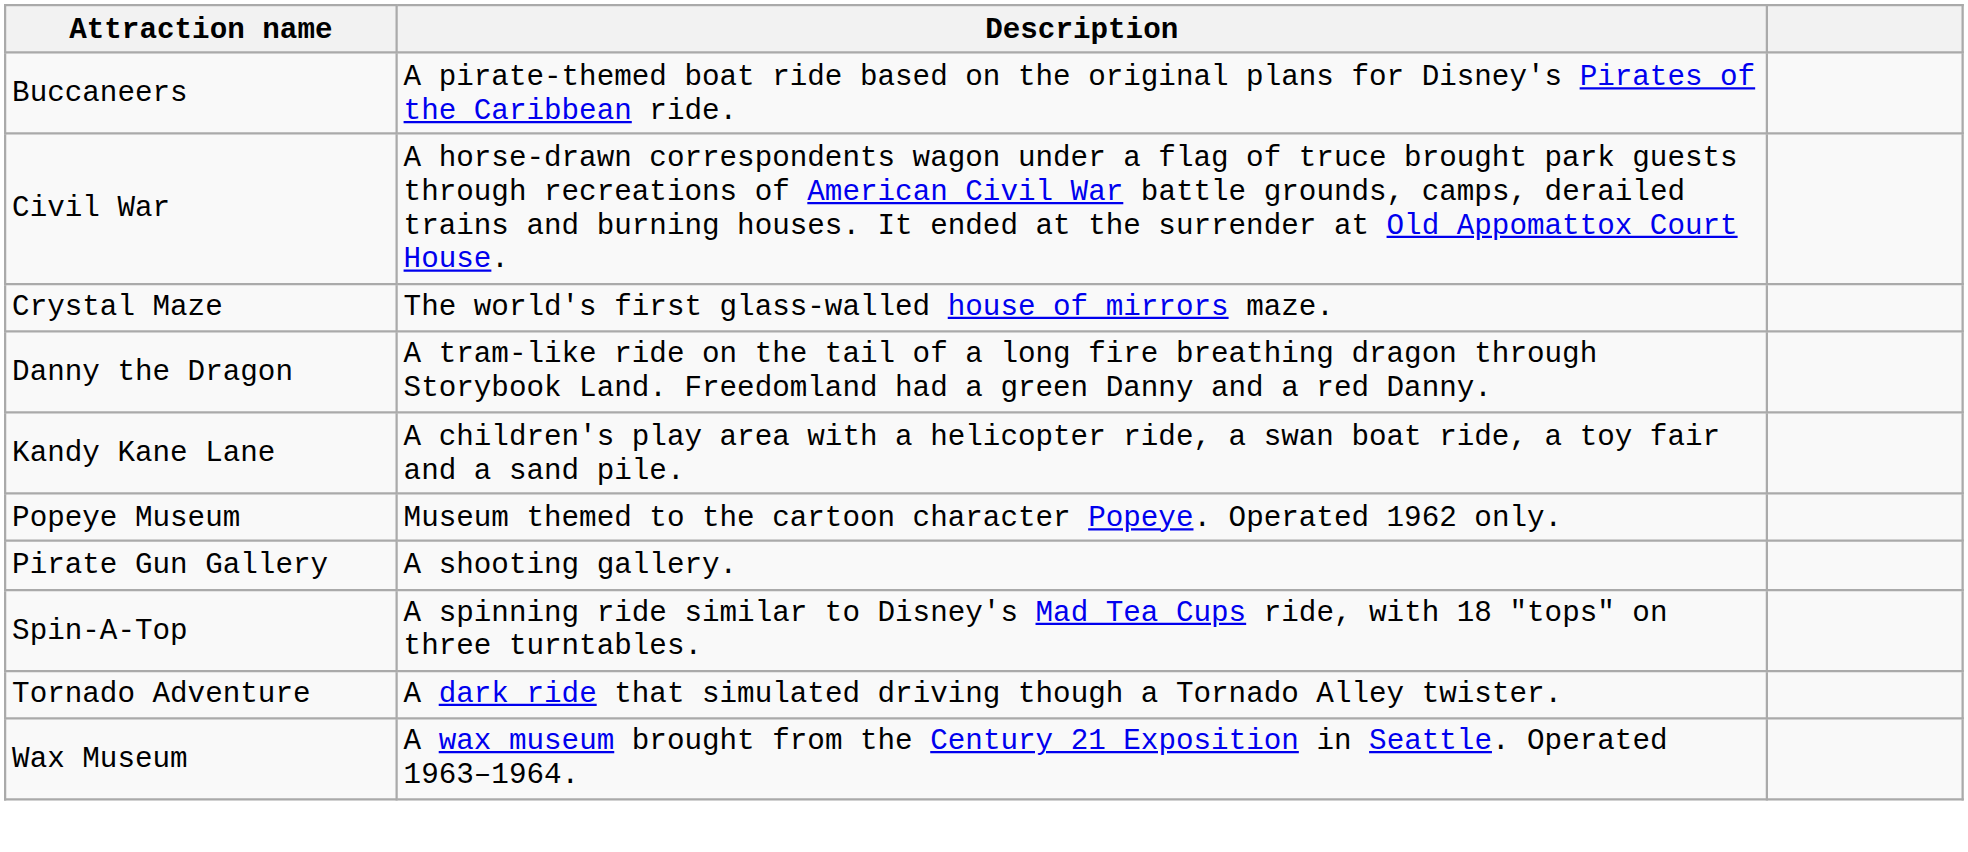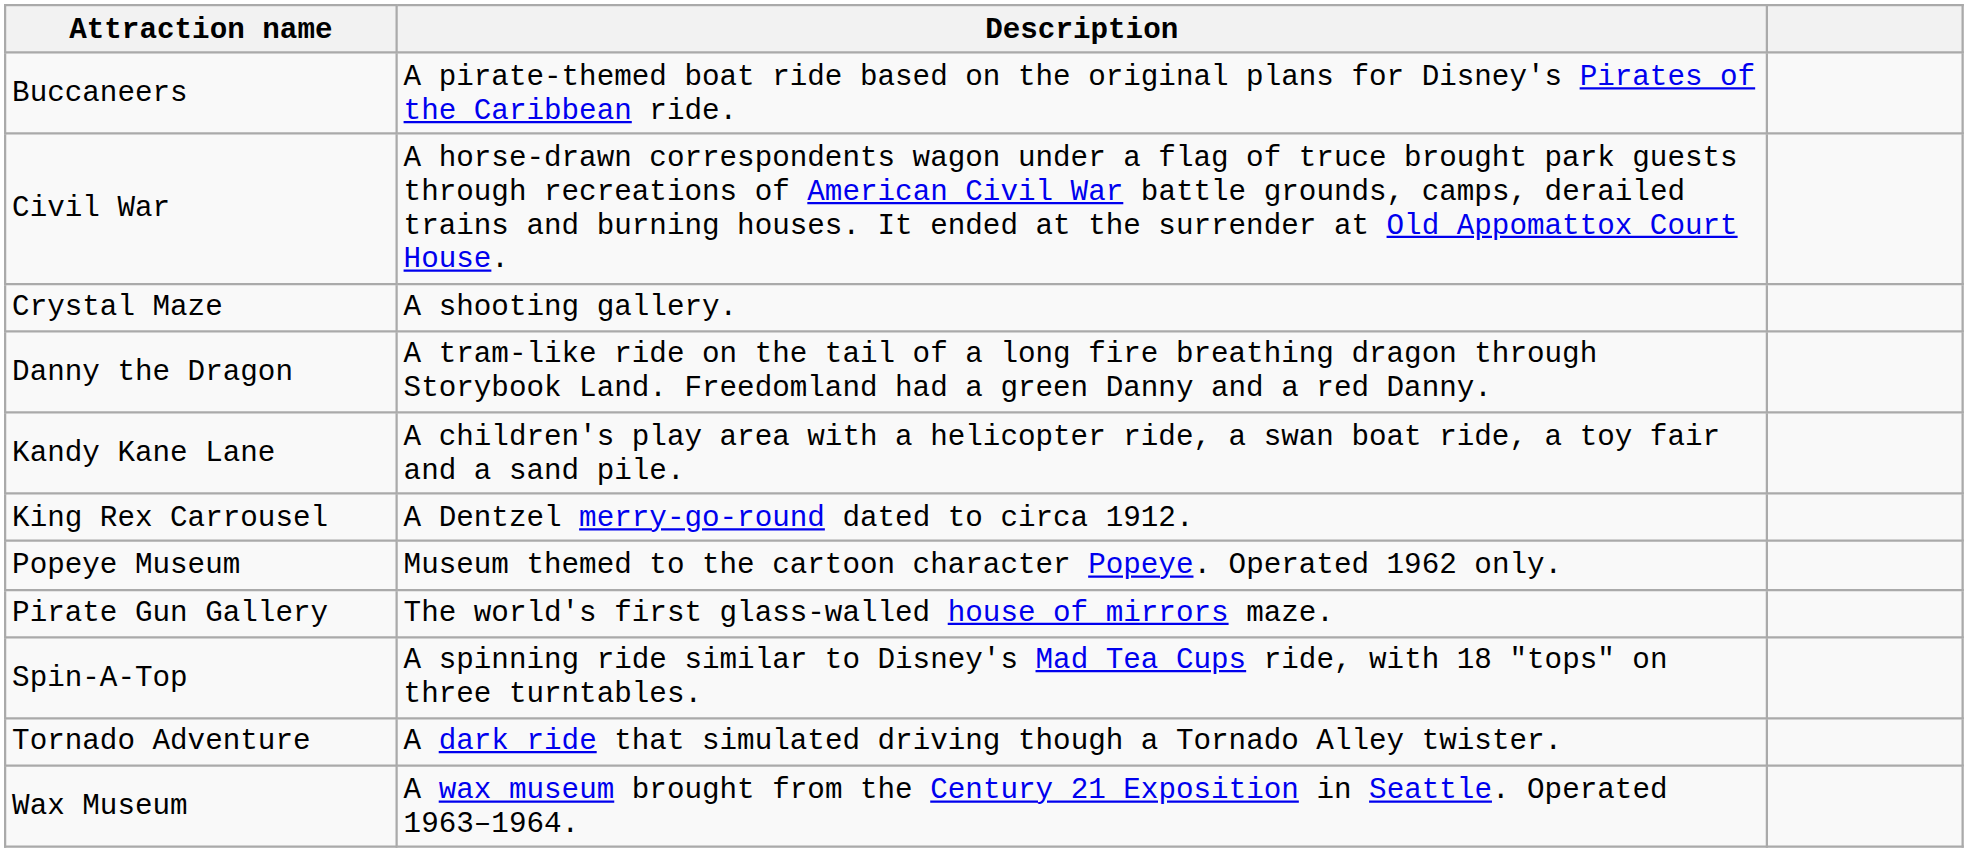(869, 307) The world's first glass-walled house of mirrors maze. -> (570, 307) A shooting gallery.
+ row: (170, 517)
(570, 565) A shooting gallery. -> (869, 613) The world's first glass-walled house of mirrors maze.
